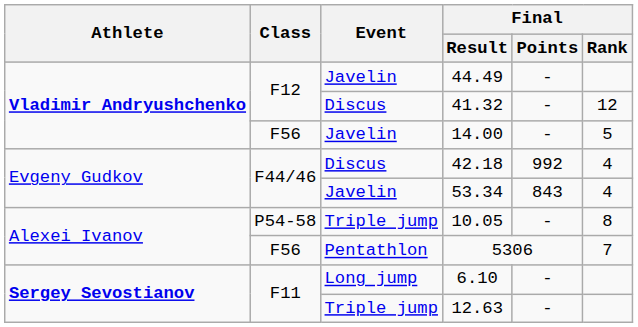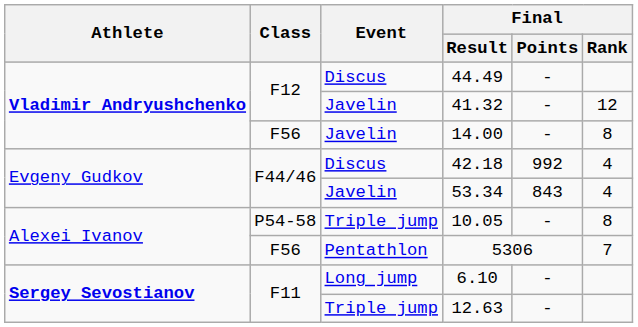(361, 77) Javelin -> (355, 77) Discus
(355, 106) Discus -> (361, 106) Javelin
(607, 134) 5 -> (607, 134) 8
